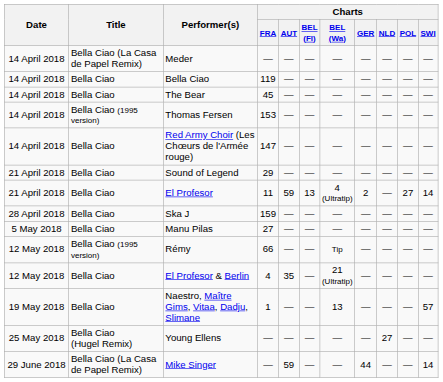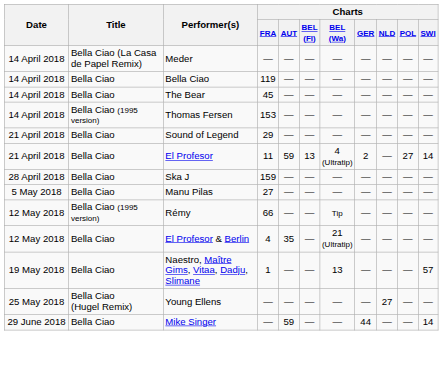- row: (210, 146)
(114, 364) Bella Ciao (La Casa de Papel Remix) -> (93, 322) Bella Ciao
